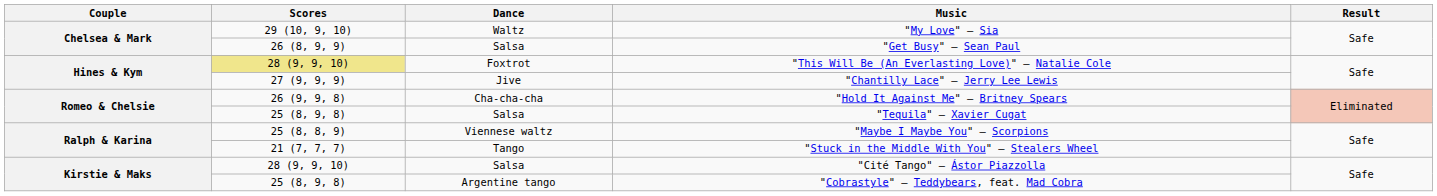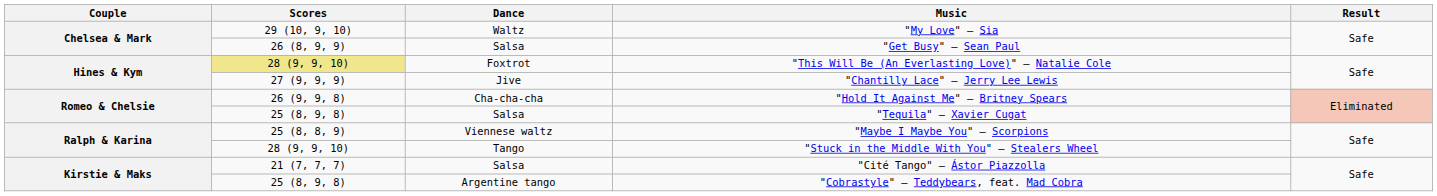(308, 148) 21 (7, 7, 7) -> (308, 148) 28 (9, 9, 10)
(308, 165) 28 (9, 9, 10) -> (308, 165) 21 (7, 7, 7)
